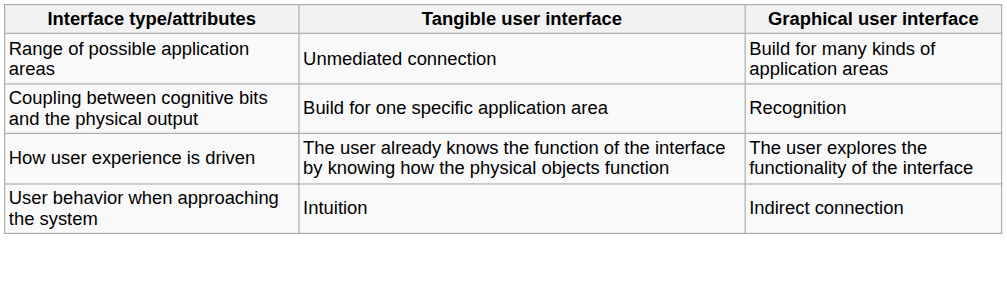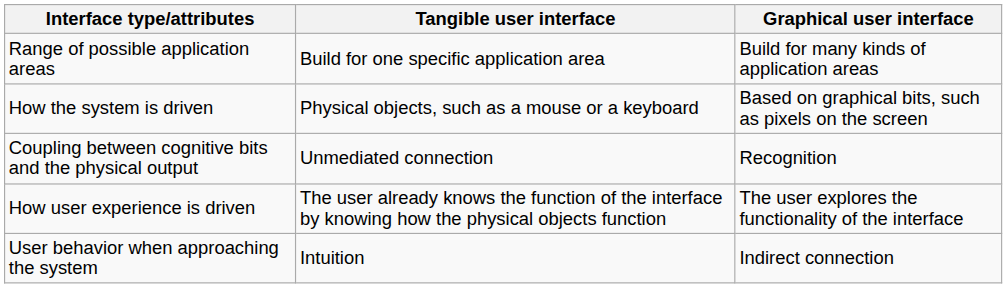(400, 58) Unmediated connection -> (452, 58) Build for one specific application area
+ row: (111, 108)
(456, 108) Build for one specific application area -> (397, 158) Unmediated connection
